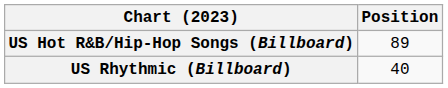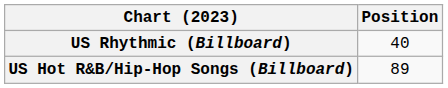rows swapped: (181, 44) <-> (181, 70)
